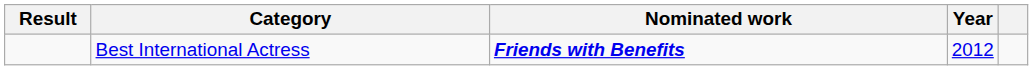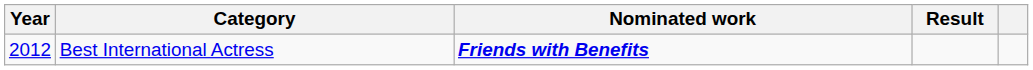columns swapped: (973, 19) <-> (48, 19)
